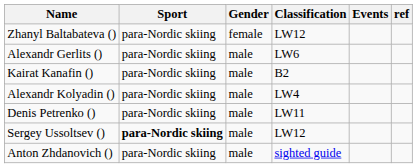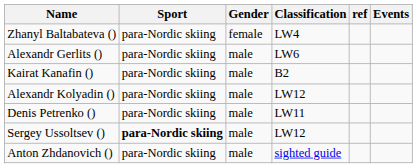columns swapped: (370, 14) <-> (402, 14)
(290, 34) LW12 -> (287, 34) LW4
(287, 93) LW4 -> (290, 93) LW12
